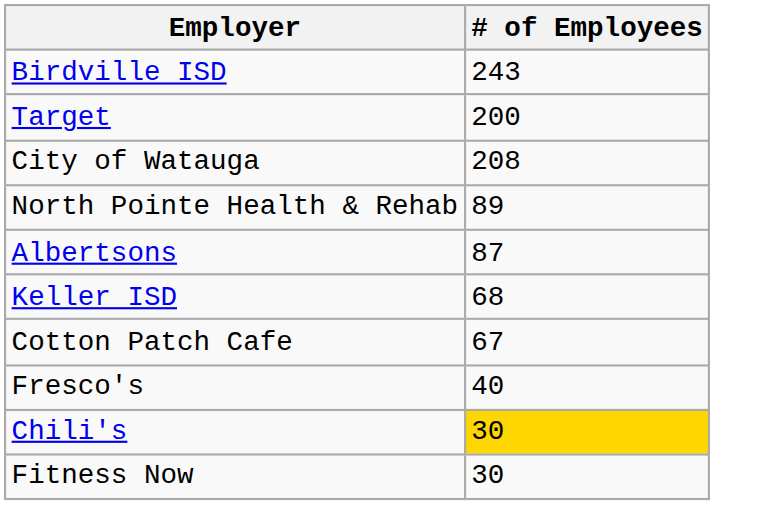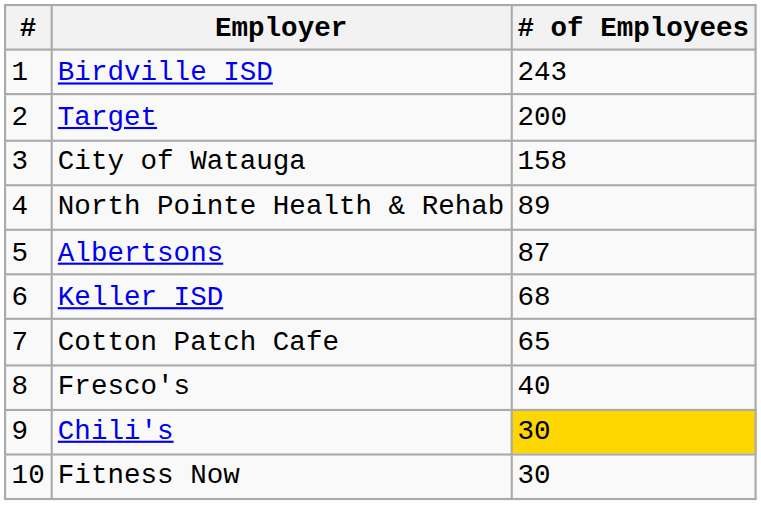+ column: (28, 28)
(496, 162) 208 -> (542, 162) 158
(488, 342) 67 -> (534, 342) 65
